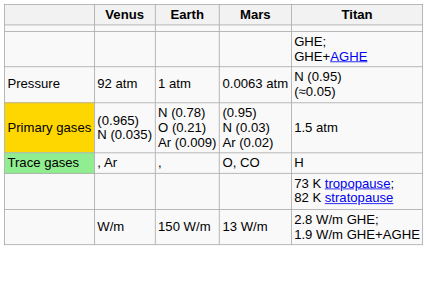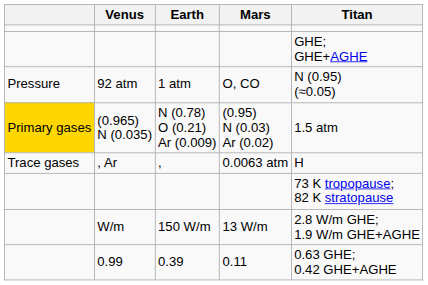(255, 84) 0.0063 atm -> (241, 84) O, CO
(43, 163) lightgreen background -> (43, 163) no background
(241, 163) O, CO -> (255, 163) 0.0063 atm
+ row: (110, 262)
